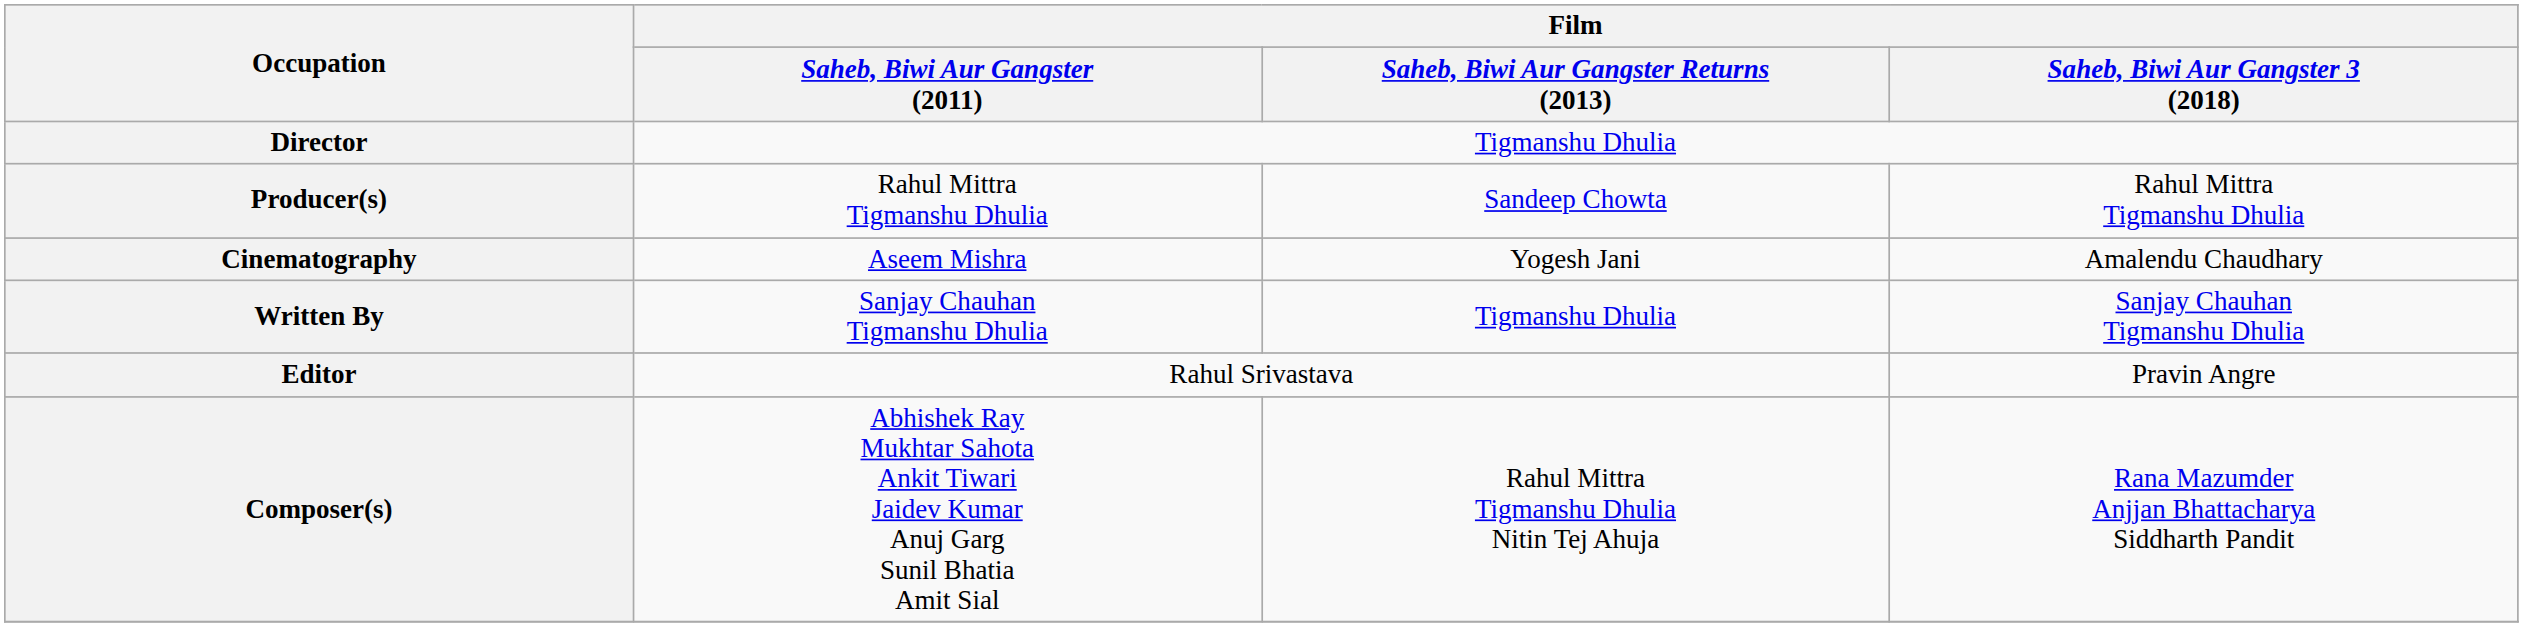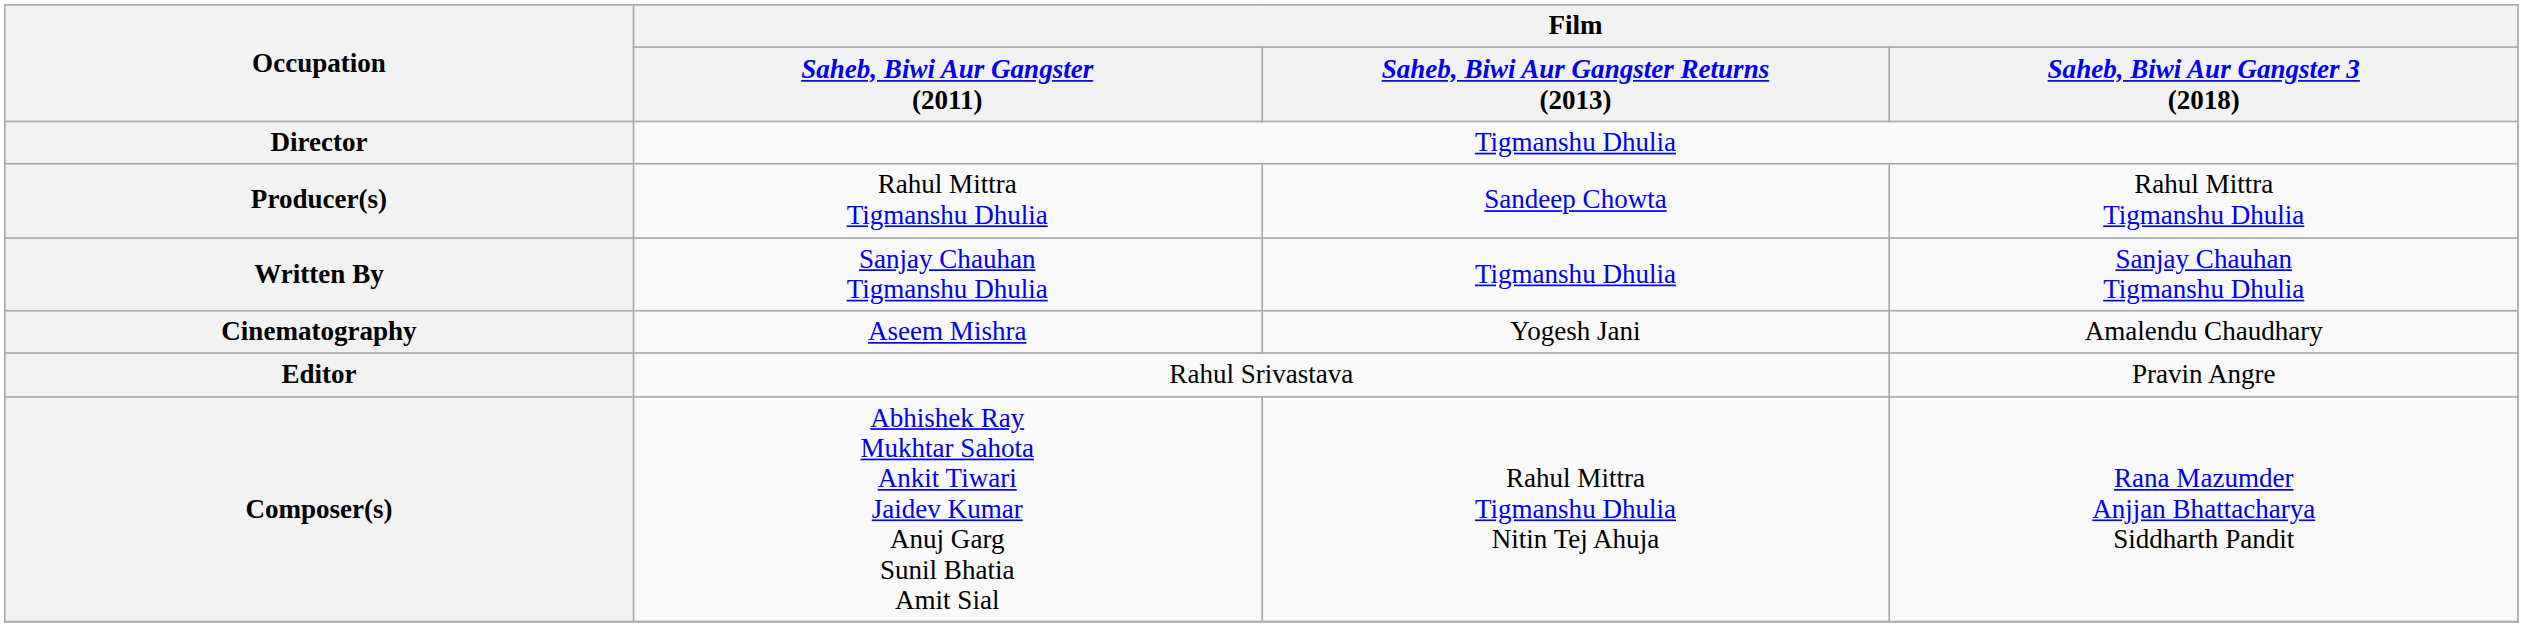rows swapped: (319, 316) <-> (319, 258)
